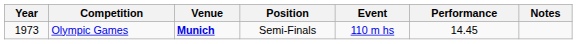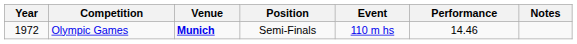(27, 30) 1973 -> (27, 30) 1972
(464, 30) 14.45 -> (464, 30) 14.46
